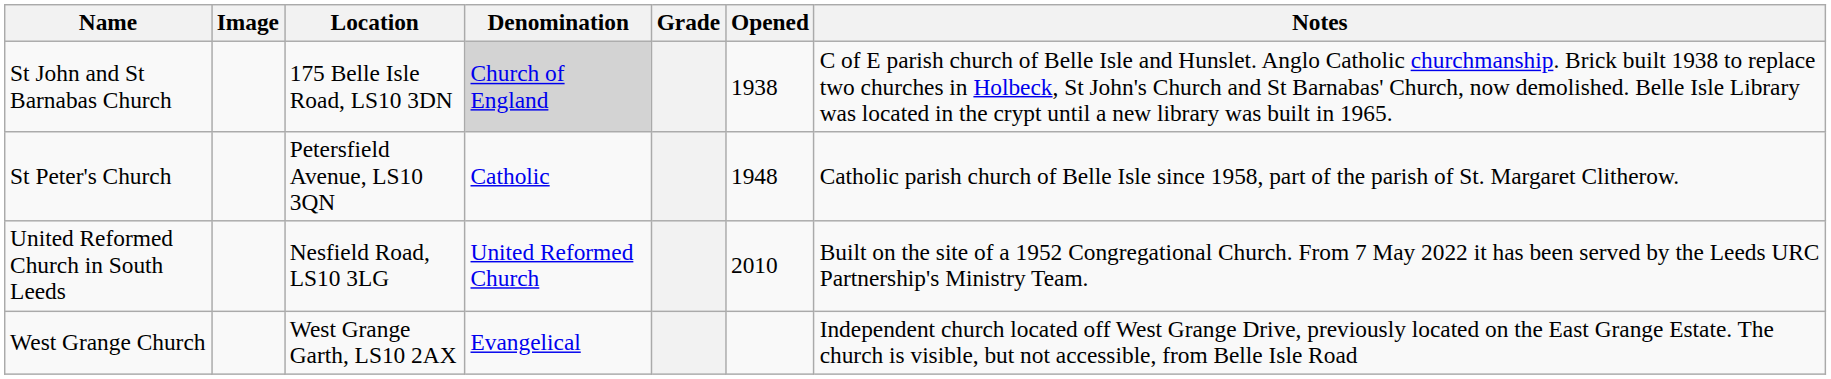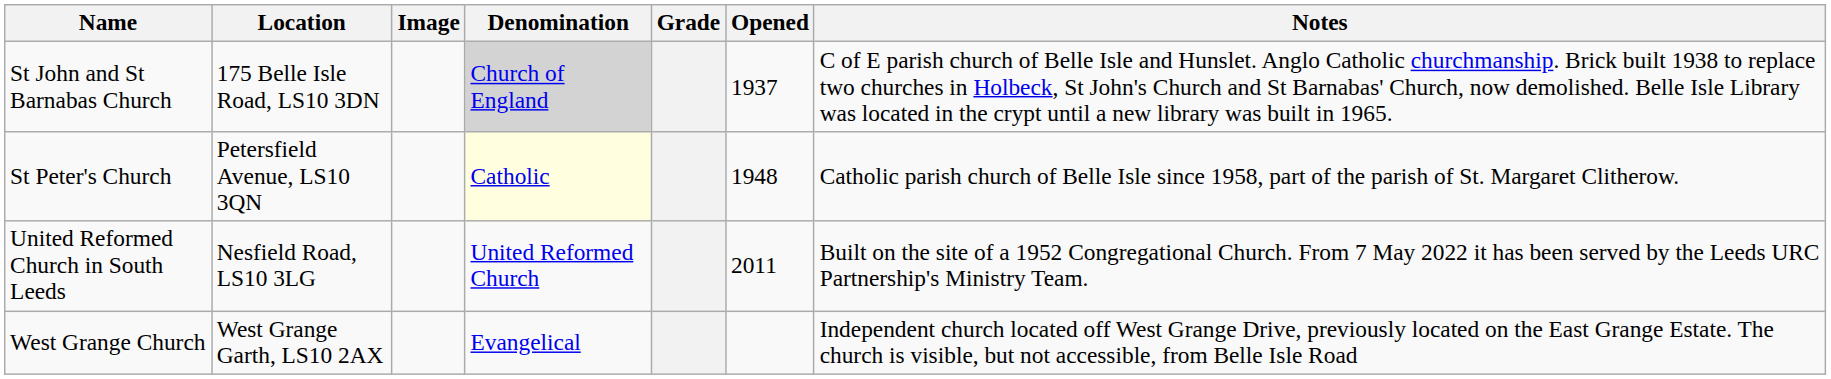columns swapped: (248, 23) <-> (375, 23)
(754, 86) 1938 -> (754, 86) 1937
(510, 175) no background -> (510, 175) lightyellow background
(754, 265) 2010 -> (754, 265) 2011
